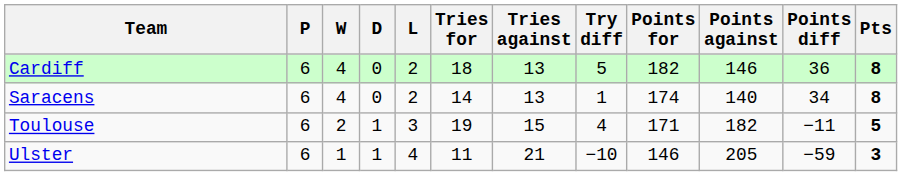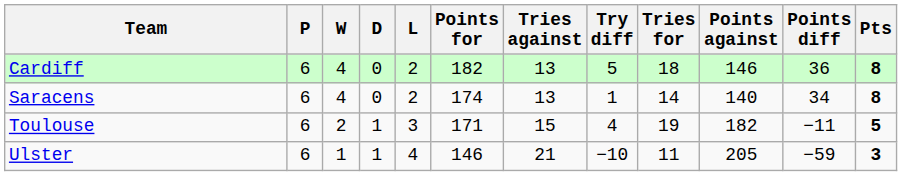columns swapped: (462, 29) <-> (663, 29)
